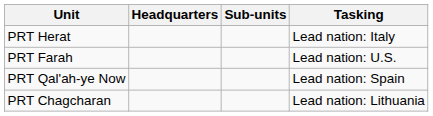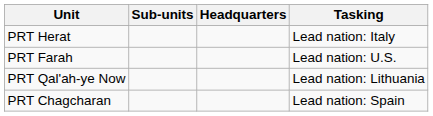columns swapped: (255, 15) <-> (175, 15)
(349, 79) Lead nation: Spain -> (359, 79) Lead nation: Lithuania
(359, 100) Lead nation: Lithuania -> (349, 100) Lead nation: Spain
